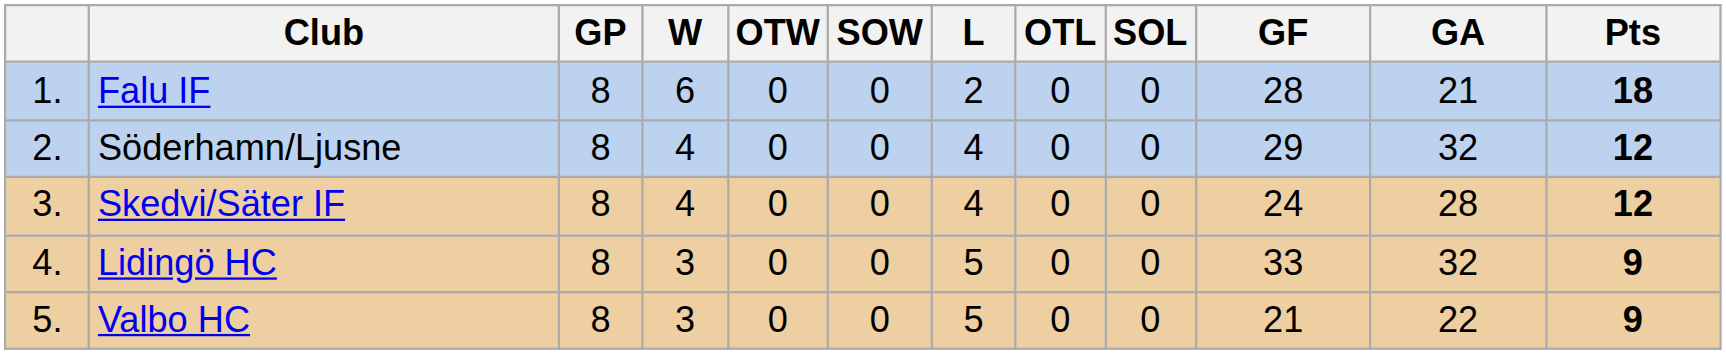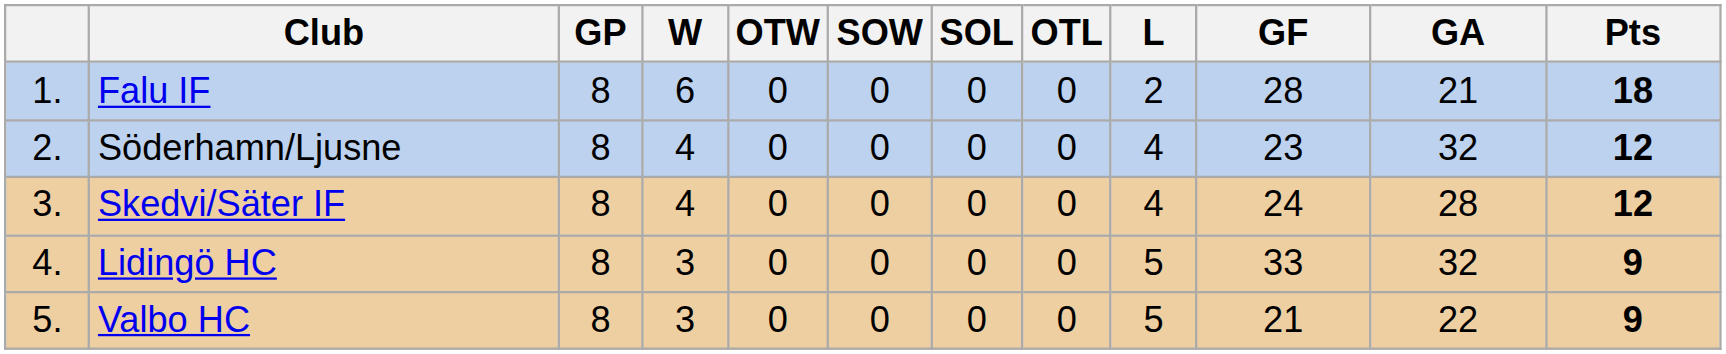columns swapped: (1150, 33) <-> (974, 33)
(1283, 147) 29 -> (1283, 147) 23
